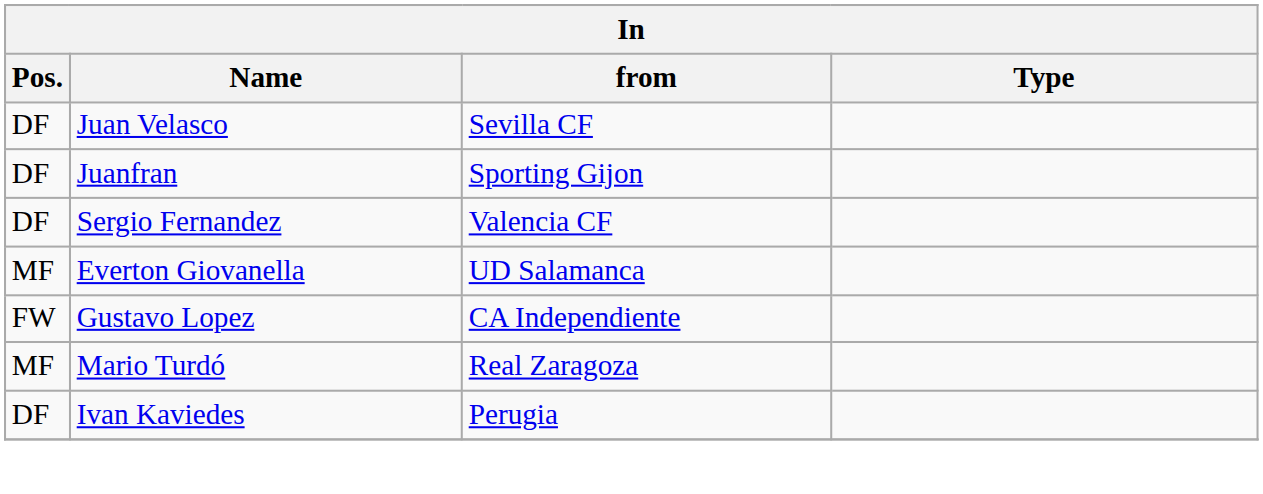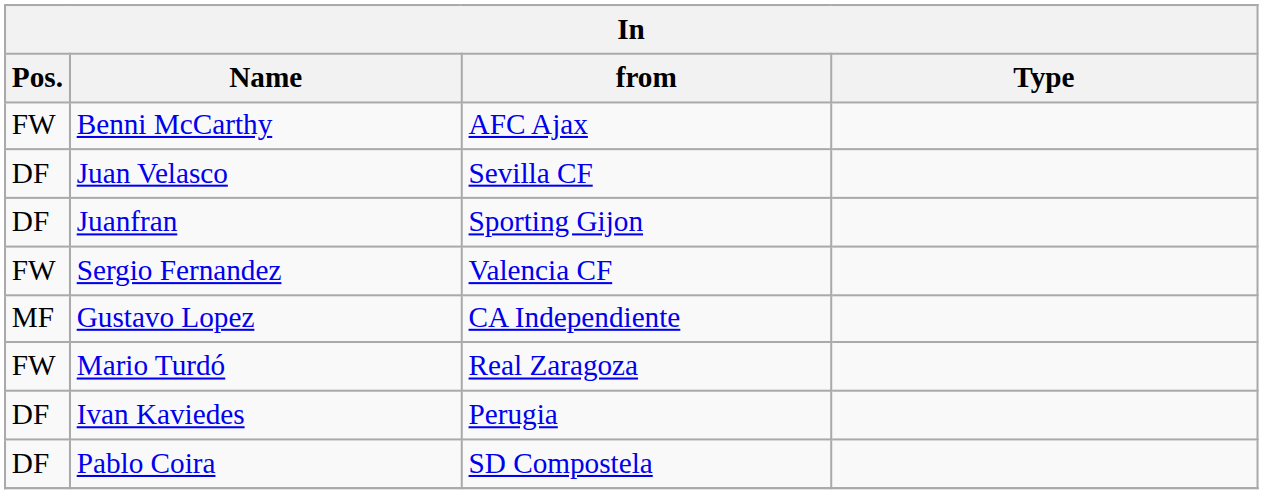+ row: (174, 125)
(31, 221) DF -> (34, 270) FW
- row: (191, 270)
(34, 318) FW -> (33, 318) MF
(33, 366) MF -> (34, 366) FW
+ row: (146, 462)
